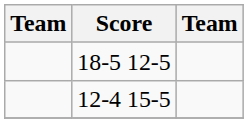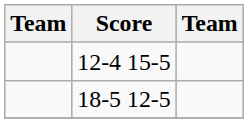rows swapped: (124, 99) <-> (124, 61)
